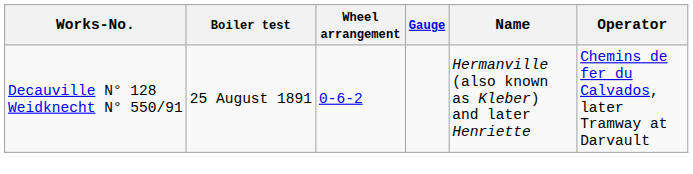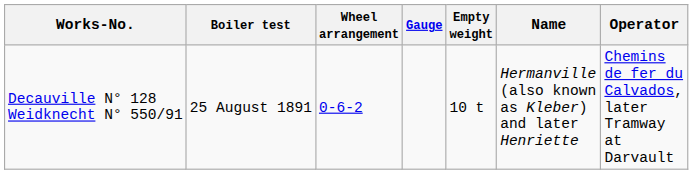+ column: (471, 25)
